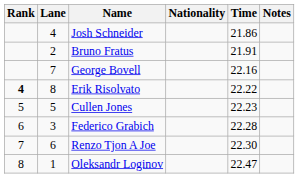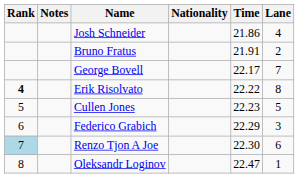columns swapped: (53, 13) <-> (277, 13)
(244, 70) 22.16 -> (247, 70) 22.17
(244, 126) 22.28 -> (247, 126) 22.29
(21, 145) no background -> (21, 145) lightblue background
